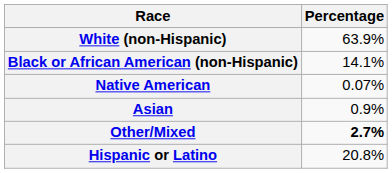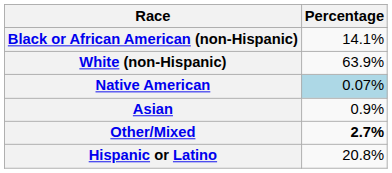rows swapped: (153, 39) <-> (153, 62)
(363, 86) no background -> (363, 86) lightblue background
